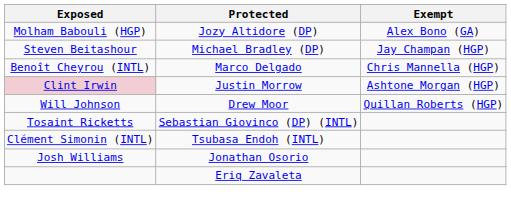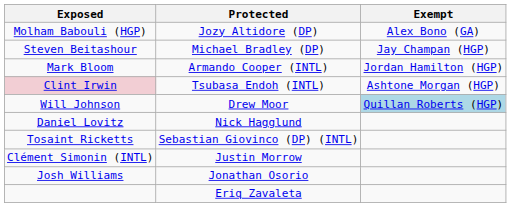+ row: (80, 67)
- row: (80, 67)
(258, 85) Justin Morrow -> (258, 85) Tsubasa Endoh (INTL)
(433, 103) no background -> (433, 103) lightblue background
+ row: (80, 121)
(258, 139) Tsubasa Endoh (INTL) -> (258, 158) Justin Morrow
